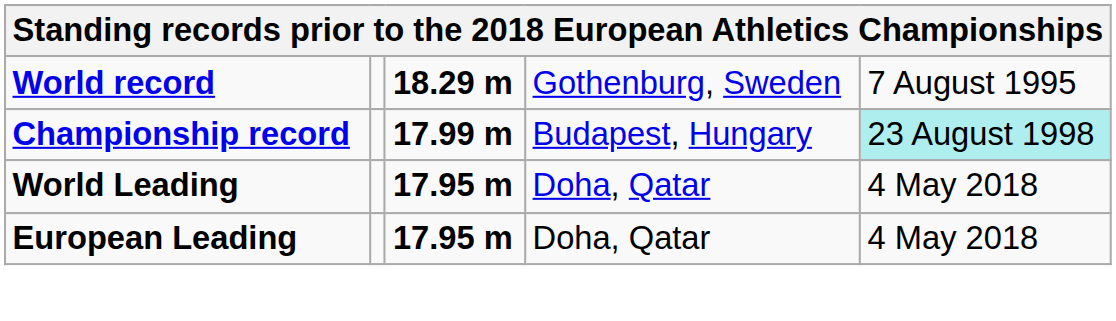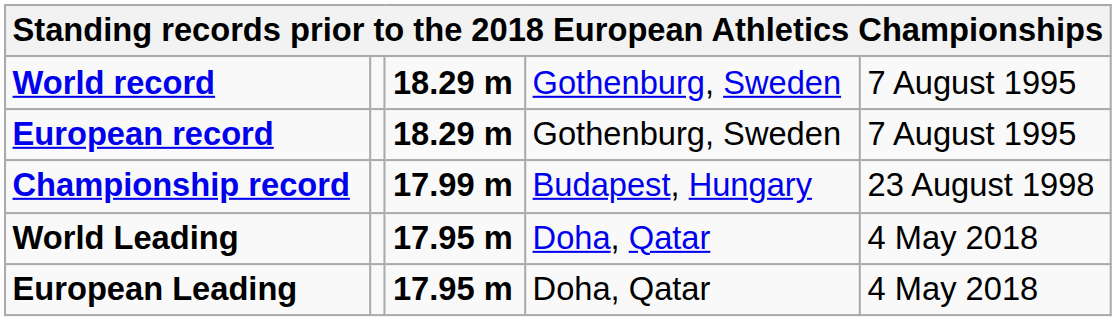+ row: (143, 133)
(981, 133) paleturquoise background -> (981, 185) no background
